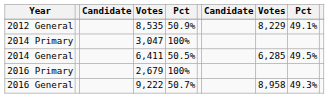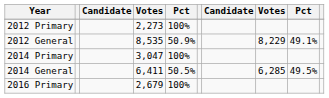+ row: (40, 27)
- row: (40, 86)
